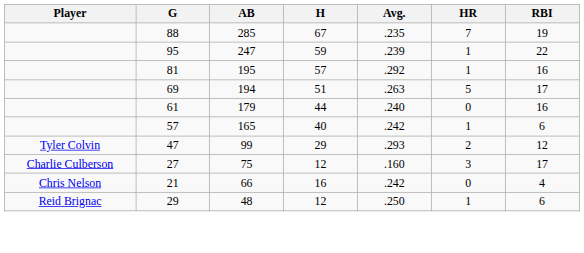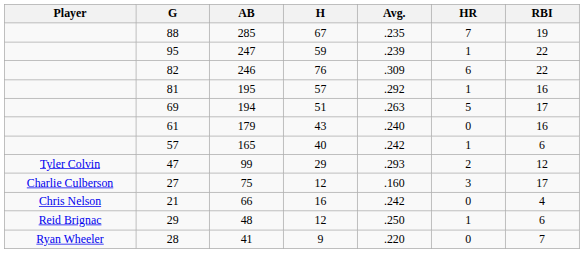+ row: (173, 70)
(320, 107) 44 -> (320, 126) 43
+ row: (173, 239)
